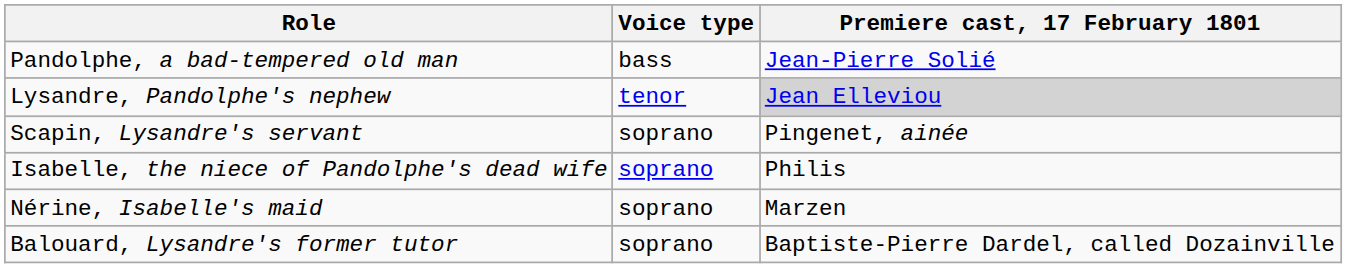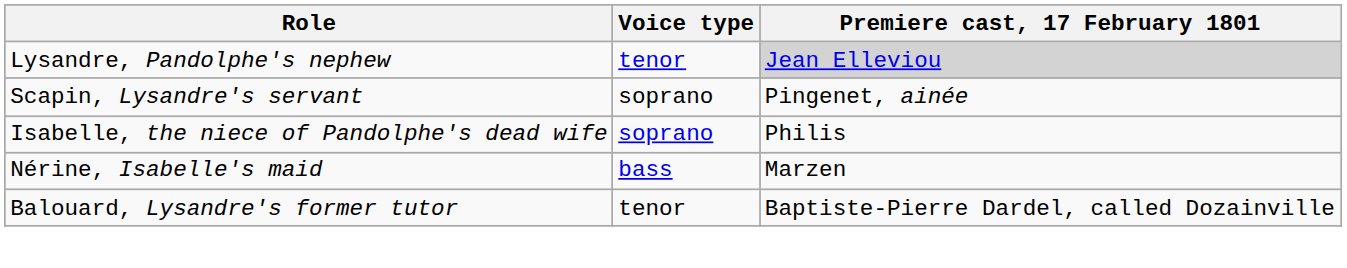- row: (234, 60)
(666, 208) soprano -> (645, 171) bass
(666, 245) soprano -> (652, 208) tenor
